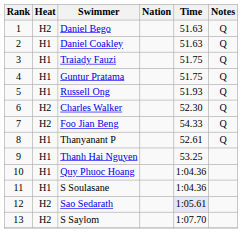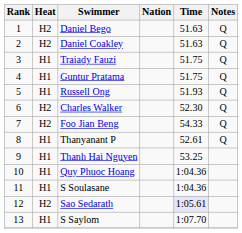(45, 44) H1 -> (45, 44) H2
(45, 220) H2 -> (45, 220) H1
